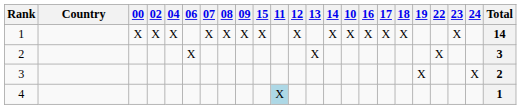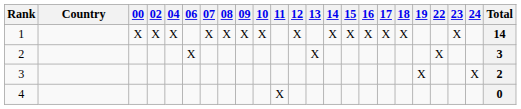columns swapped: (350, 14) <-> (262, 14)
(280, 94) lightblue background -> (280, 94) no background
(500, 94) 1 -> (500, 94) 0
